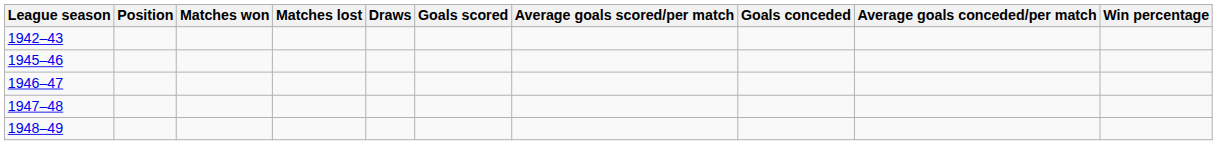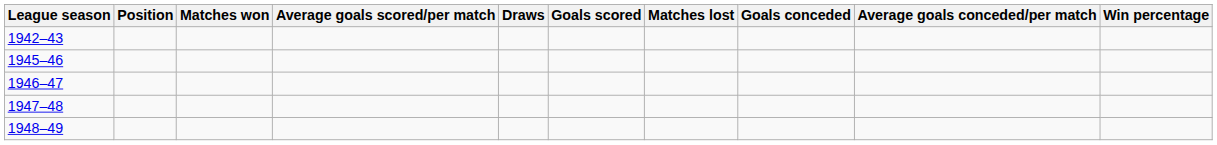columns swapped: (319, 15) <-> (625, 15)
